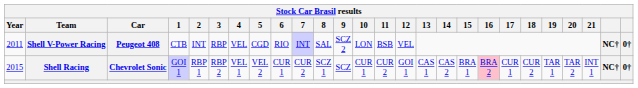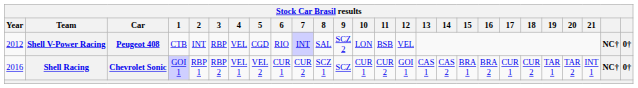(15, 43) 2011 -> (15, 43) 2012
(15, 67) 2015 -> (15, 67) 2016
(489, 67) pink background -> (489, 67) no background
